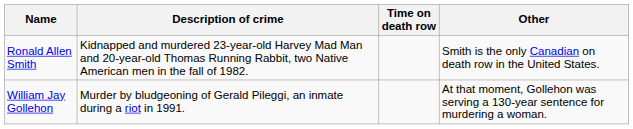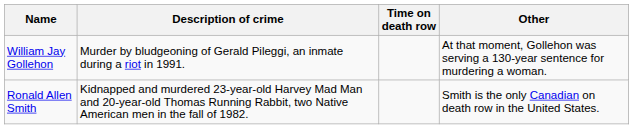rows swapped: (36, 102) <-> (39, 57)
